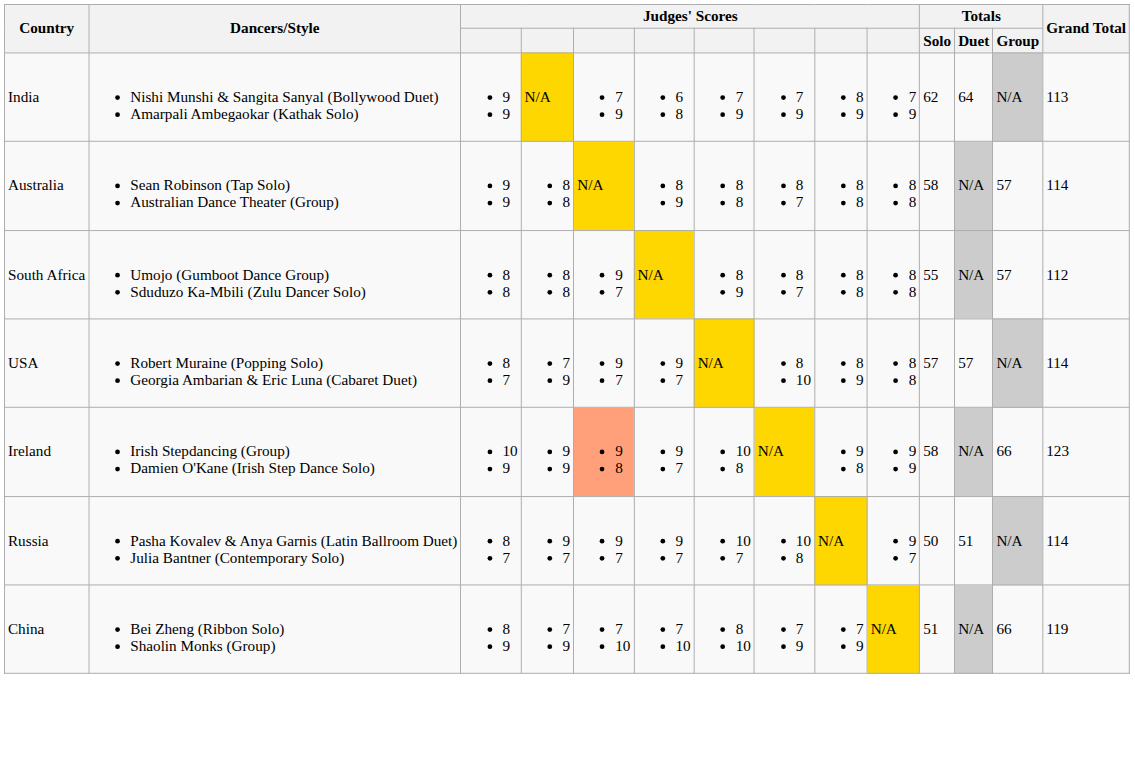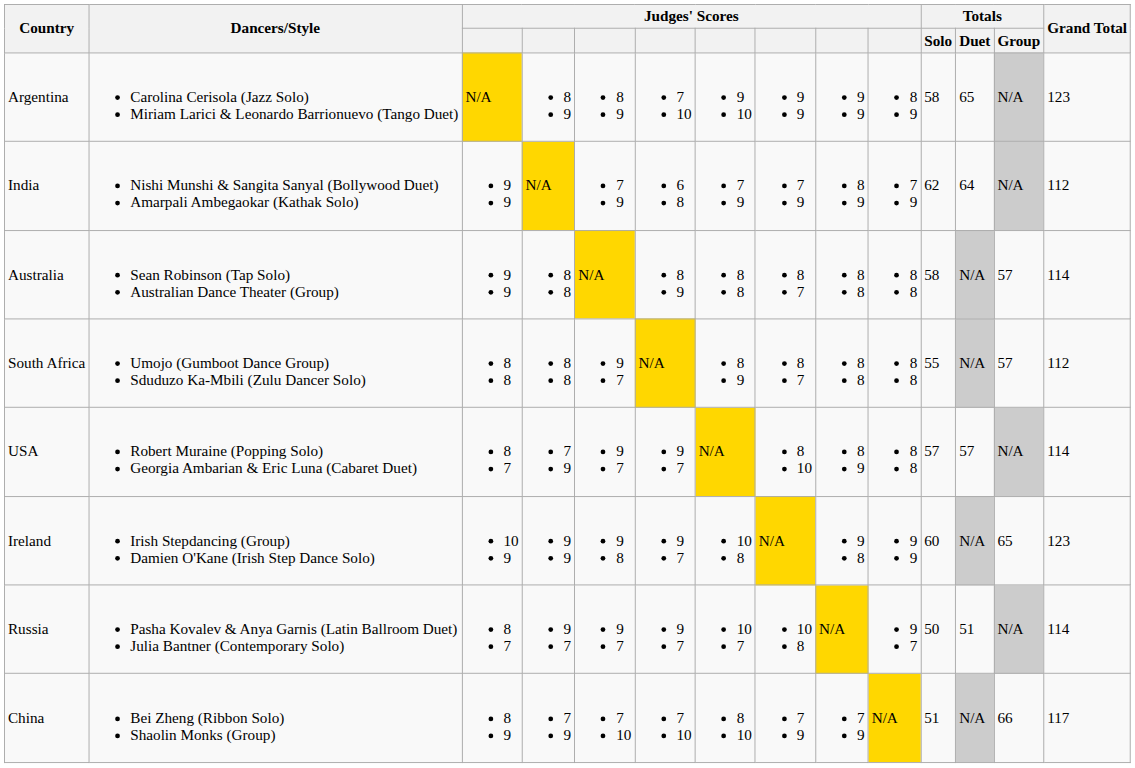+ row: (38, 97)
(1057, 97) 113 -> (1058, 185) 112
(604, 460) lightsalmon background -> (605, 549) no background
(931, 451) 58 -> (932, 540) 60
(1004, 451) 66 -> (1005, 540) 65
(1057, 629) 119 -> (1058, 718) 117
